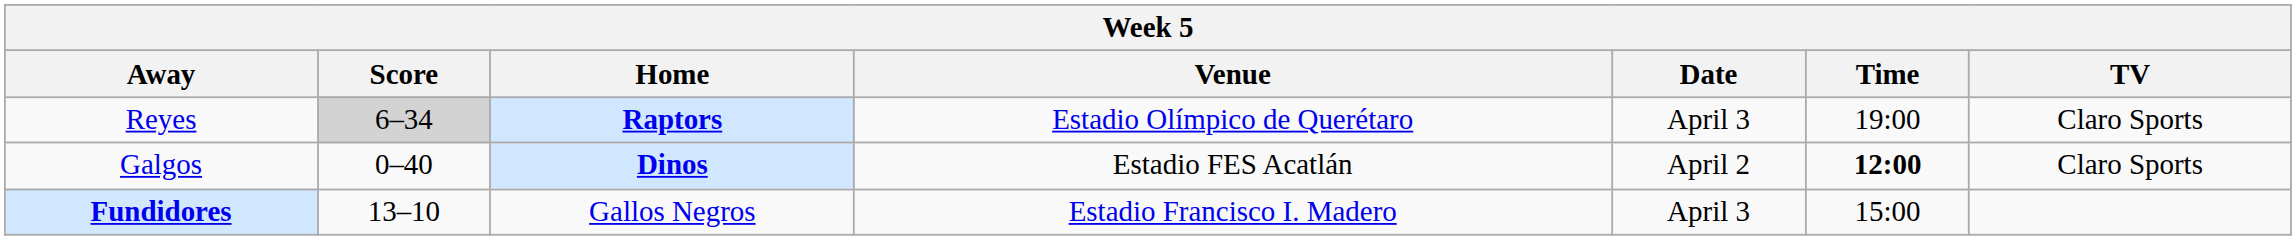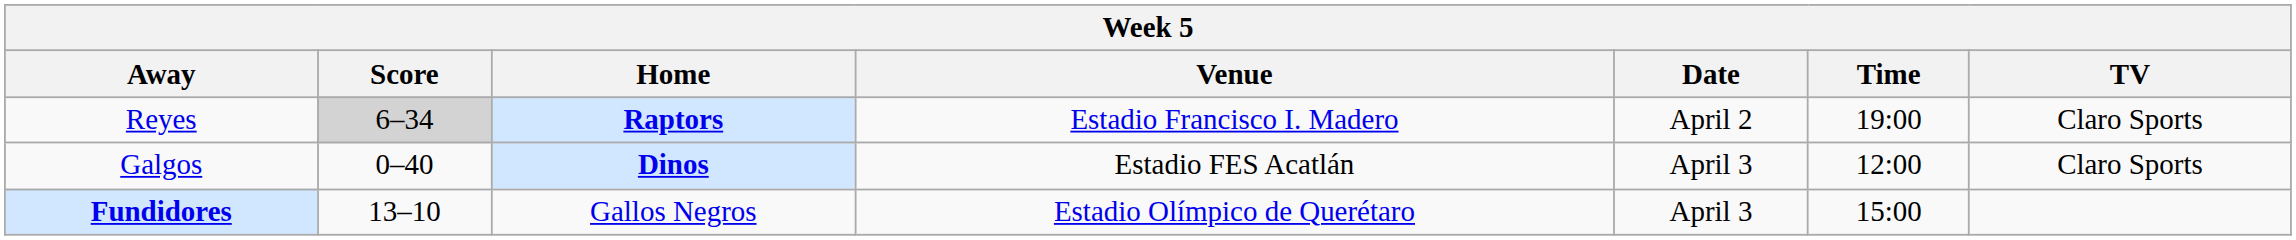(1233, 119) Estadio Olímpico de Querétaro -> (1234, 119) Estadio Francisco I. Madero
(1709, 119) April 3 -> (1711, 119) April 2
(1709, 165) April 2 -> (1711, 165) April 3
(1888, 165) bold -> (1889, 165) normal
(1233, 211) Estadio Francisco I. Madero -> (1234, 211) Estadio Olímpico de Querétaro
